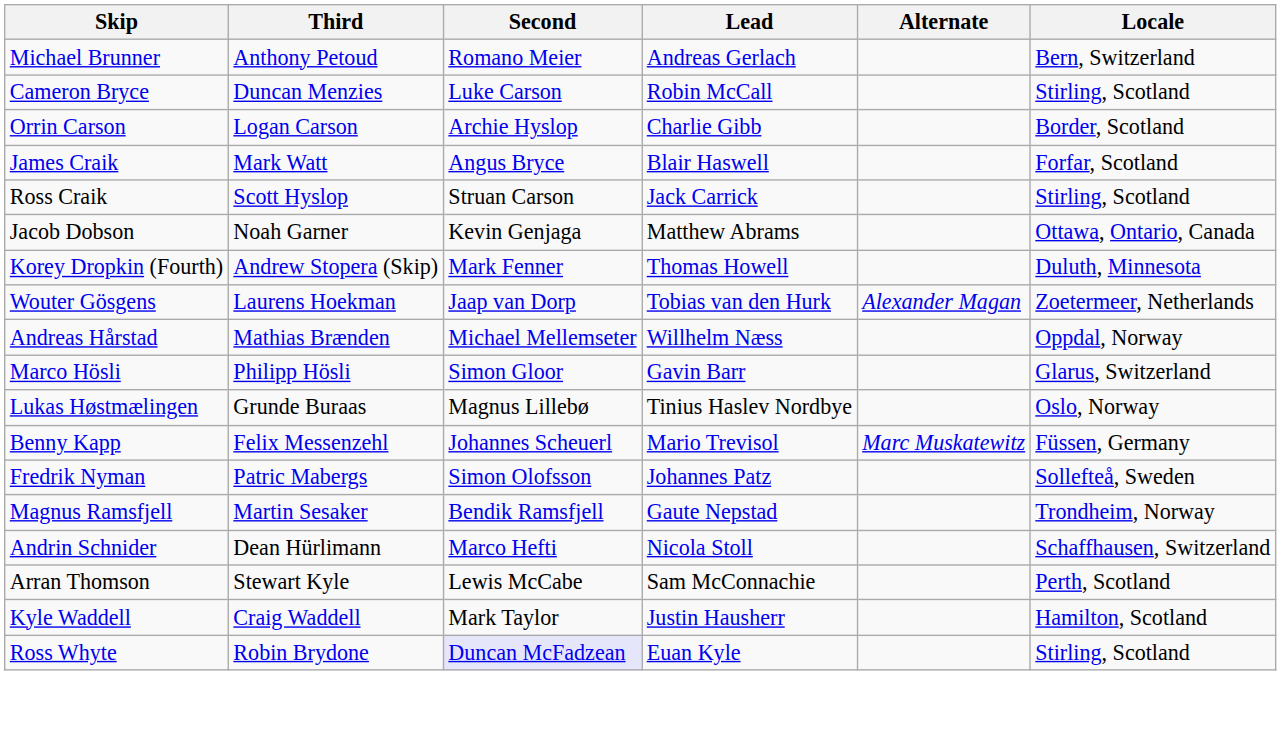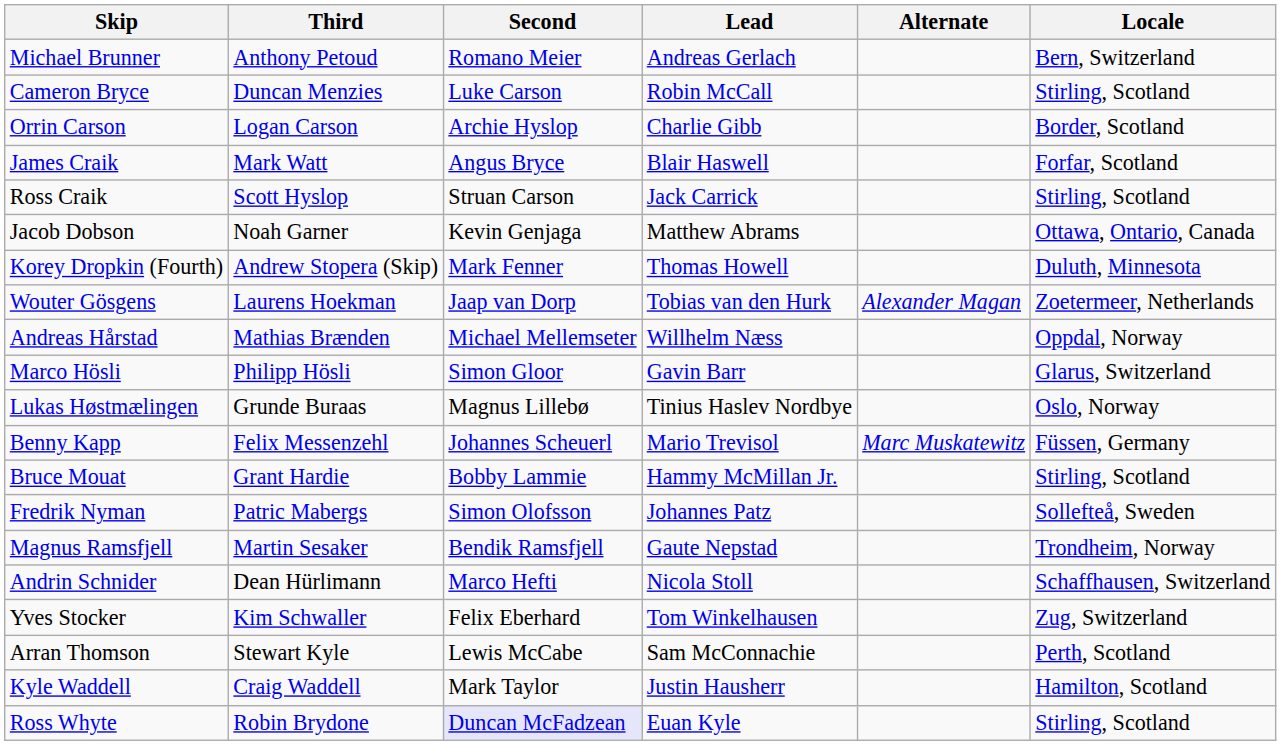+ row: (68, 477)
+ row: (68, 617)
